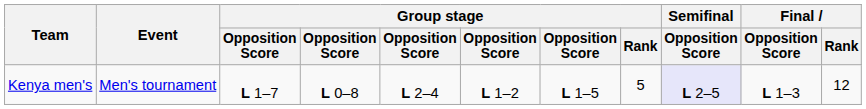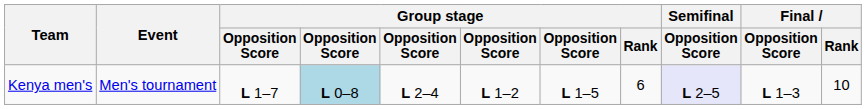(340, 93) no background -> (340, 93) lightblue background
(641, 85) 5 -> (641, 85) 6
(841, 85) 12 -> (841, 85) 10
